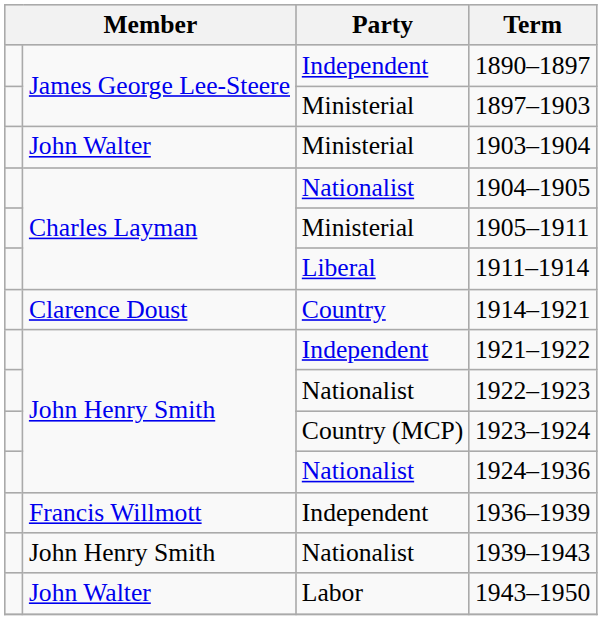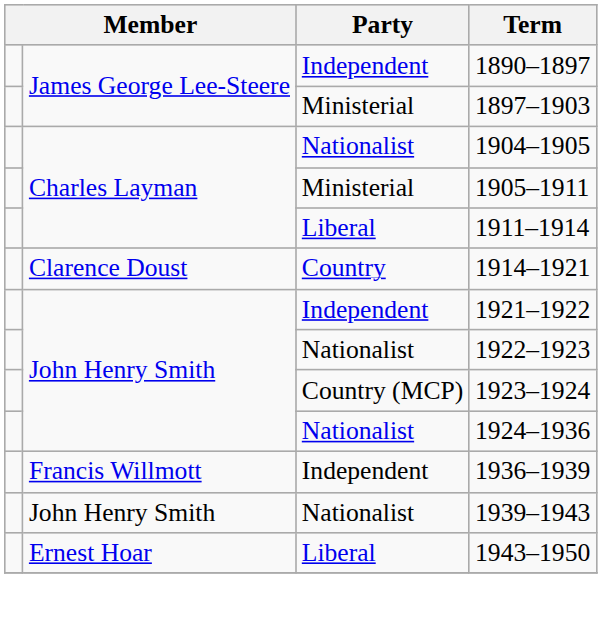- row: (533, 146)
(90, 593) John Walter -> (90, 552) Ernest Hoar
(332, 593) Labor -> (339, 552) Liberal
